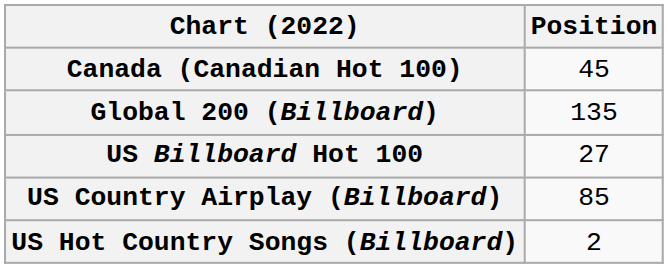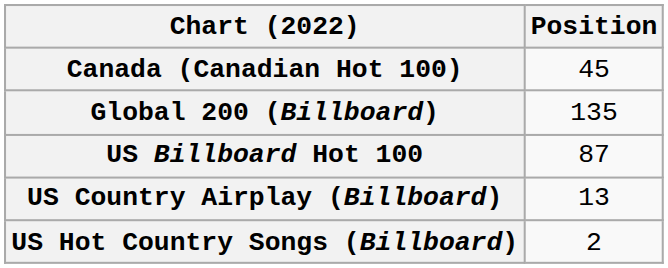(594, 156) 27 -> (594, 156) 87
(594, 199) 85 -> (594, 199) 13
